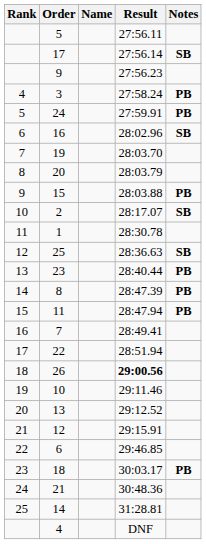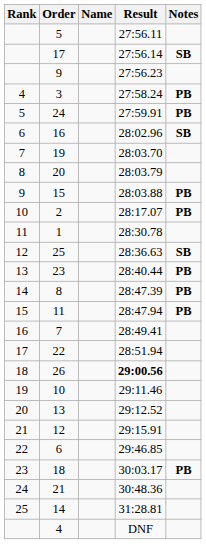(183, 212) SB -> (183, 212) PB
